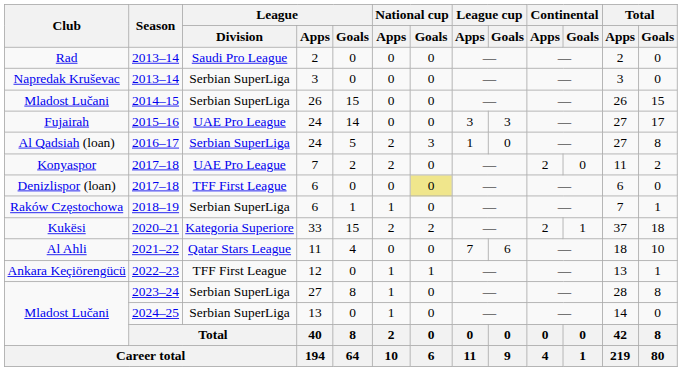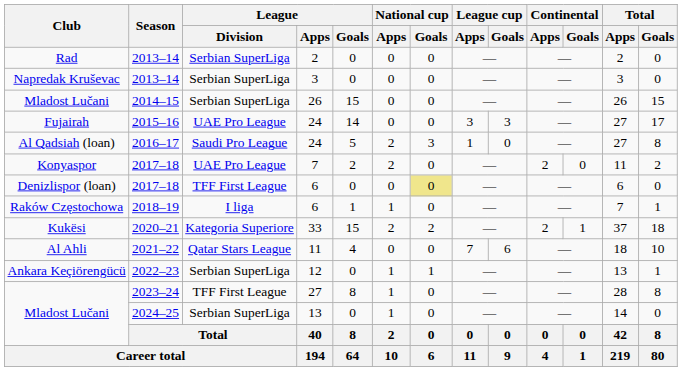(240, 57) Saudi Pro League -> (240, 57) Serbian SuperLiga
(240, 143) Serbian SuperLiga -> (240, 143) Saudi Pro League
(240, 206) Serbian SuperLiga -> (240, 206) I liga
(240, 270) TFF First League -> (240, 270) Serbian SuperLiga
(240, 292) Serbian SuperLiga -> (240, 292) TFF First League
